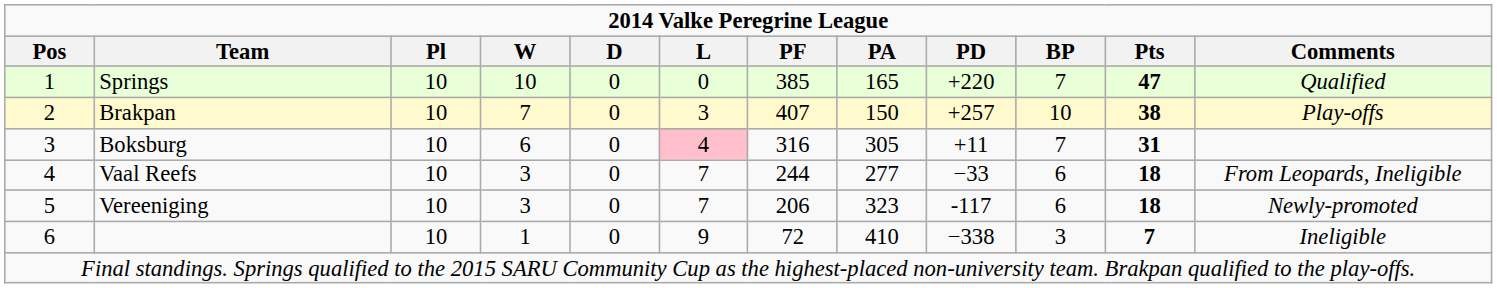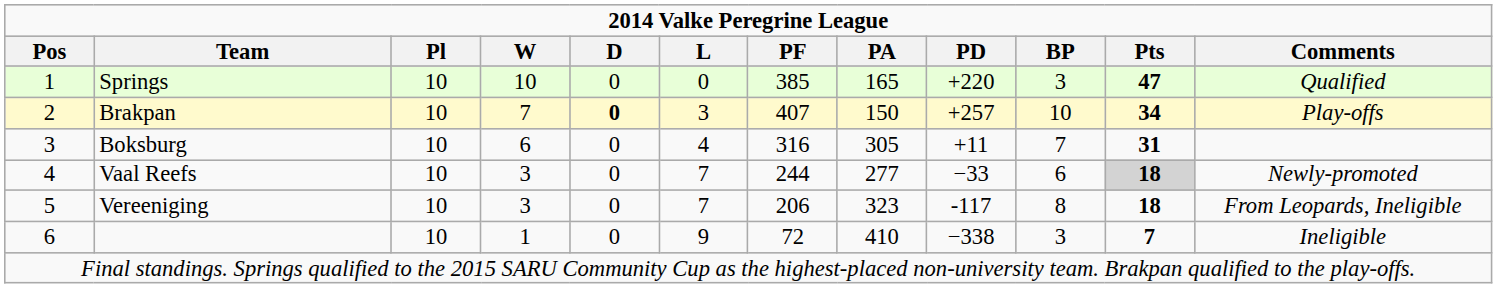(1060, 82) 7 -> (1060, 82) 3
(614, 113) normal -> (614, 113) bold
(1149, 113) 38 -> (1149, 113) 34
(704, 144) pink background -> (704, 144) no background
(1149, 175) no background -> (1149, 175) lightgrey background
(1343, 175) From Leopards, Ineligible -> (1343, 175) Newly-promoted
(1060, 205) 6 -> (1060, 205) 8
(1343, 205) Newly-promoted -> (1343, 205) From Leopards, Ineligible
